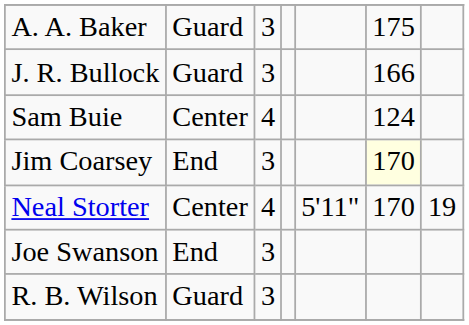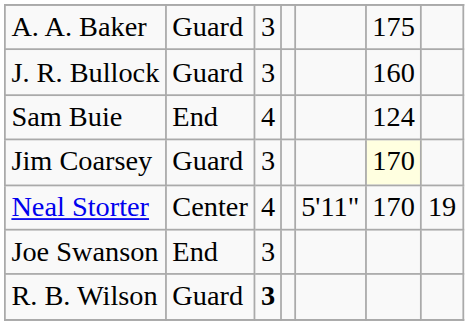(394, 71) 166 -> (394, 71) 160
(210, 116) Center -> (195, 116) End
(195, 161) End -> (208, 161) Guard
(268, 296) normal -> (268, 296) bold
